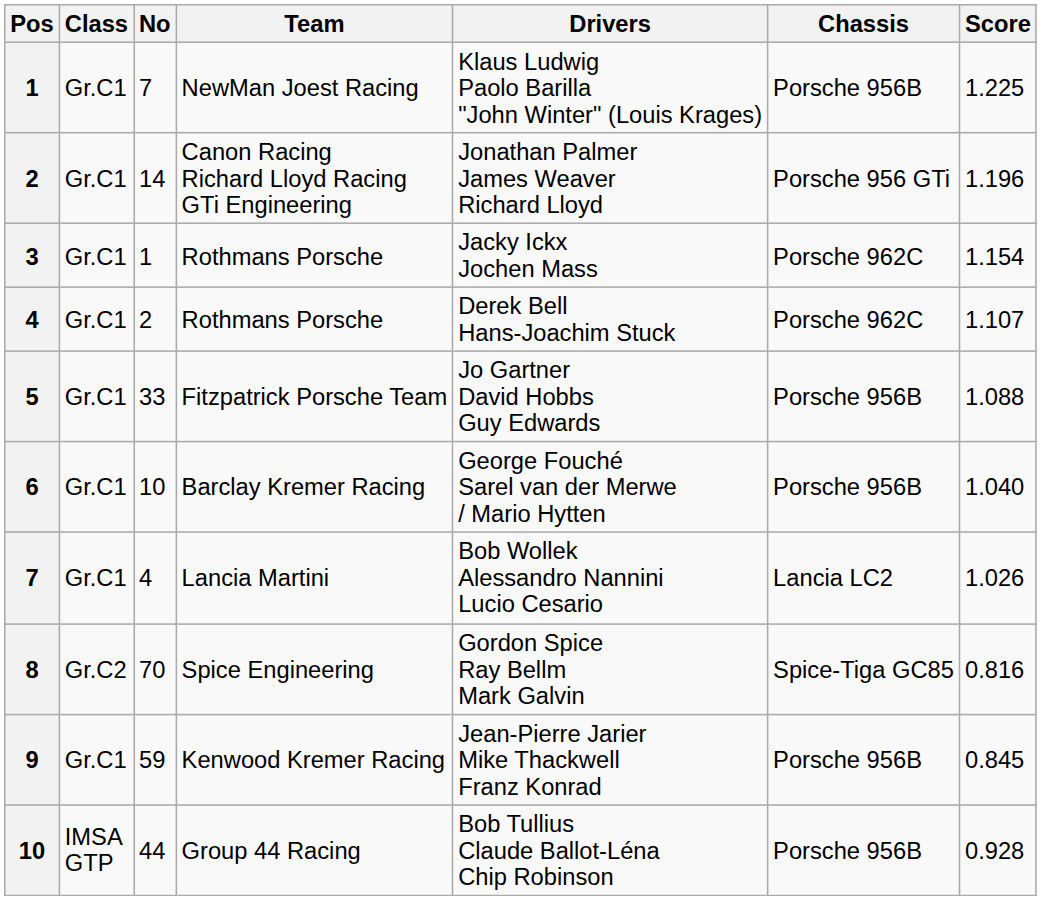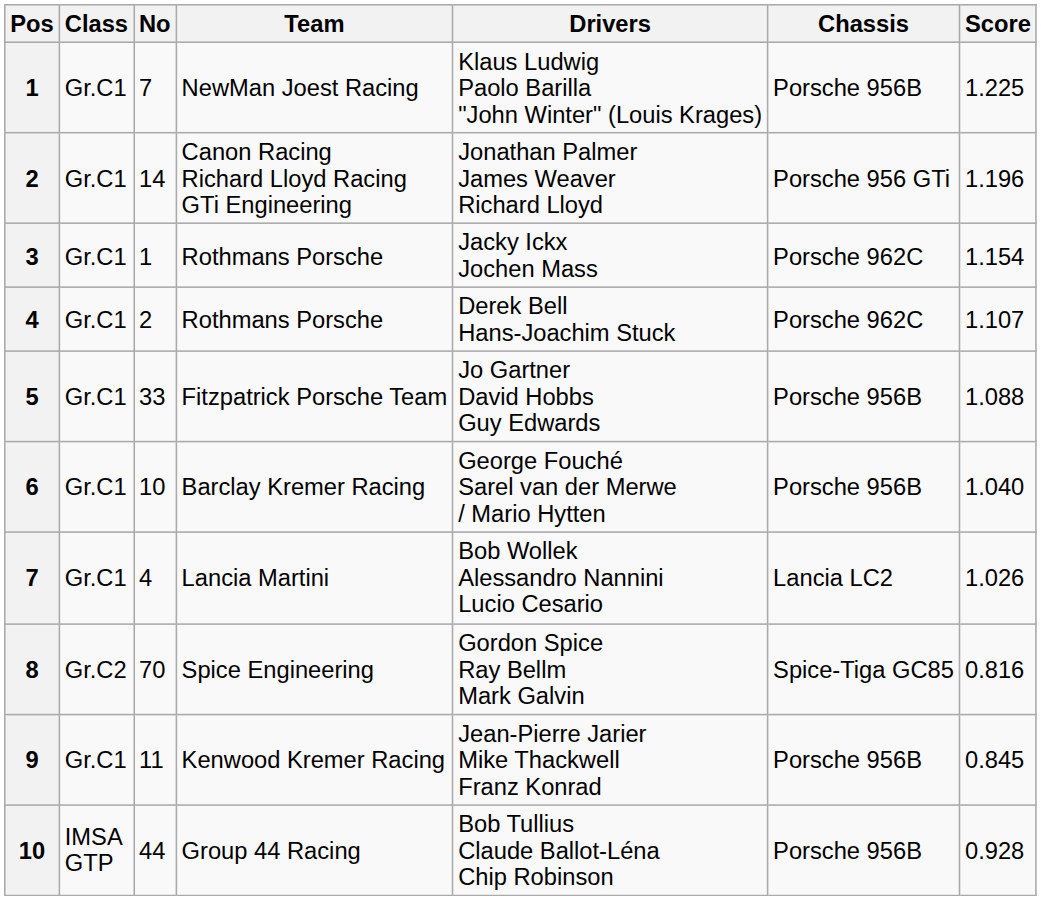(152, 759) 59 -> (151, 759) 11
